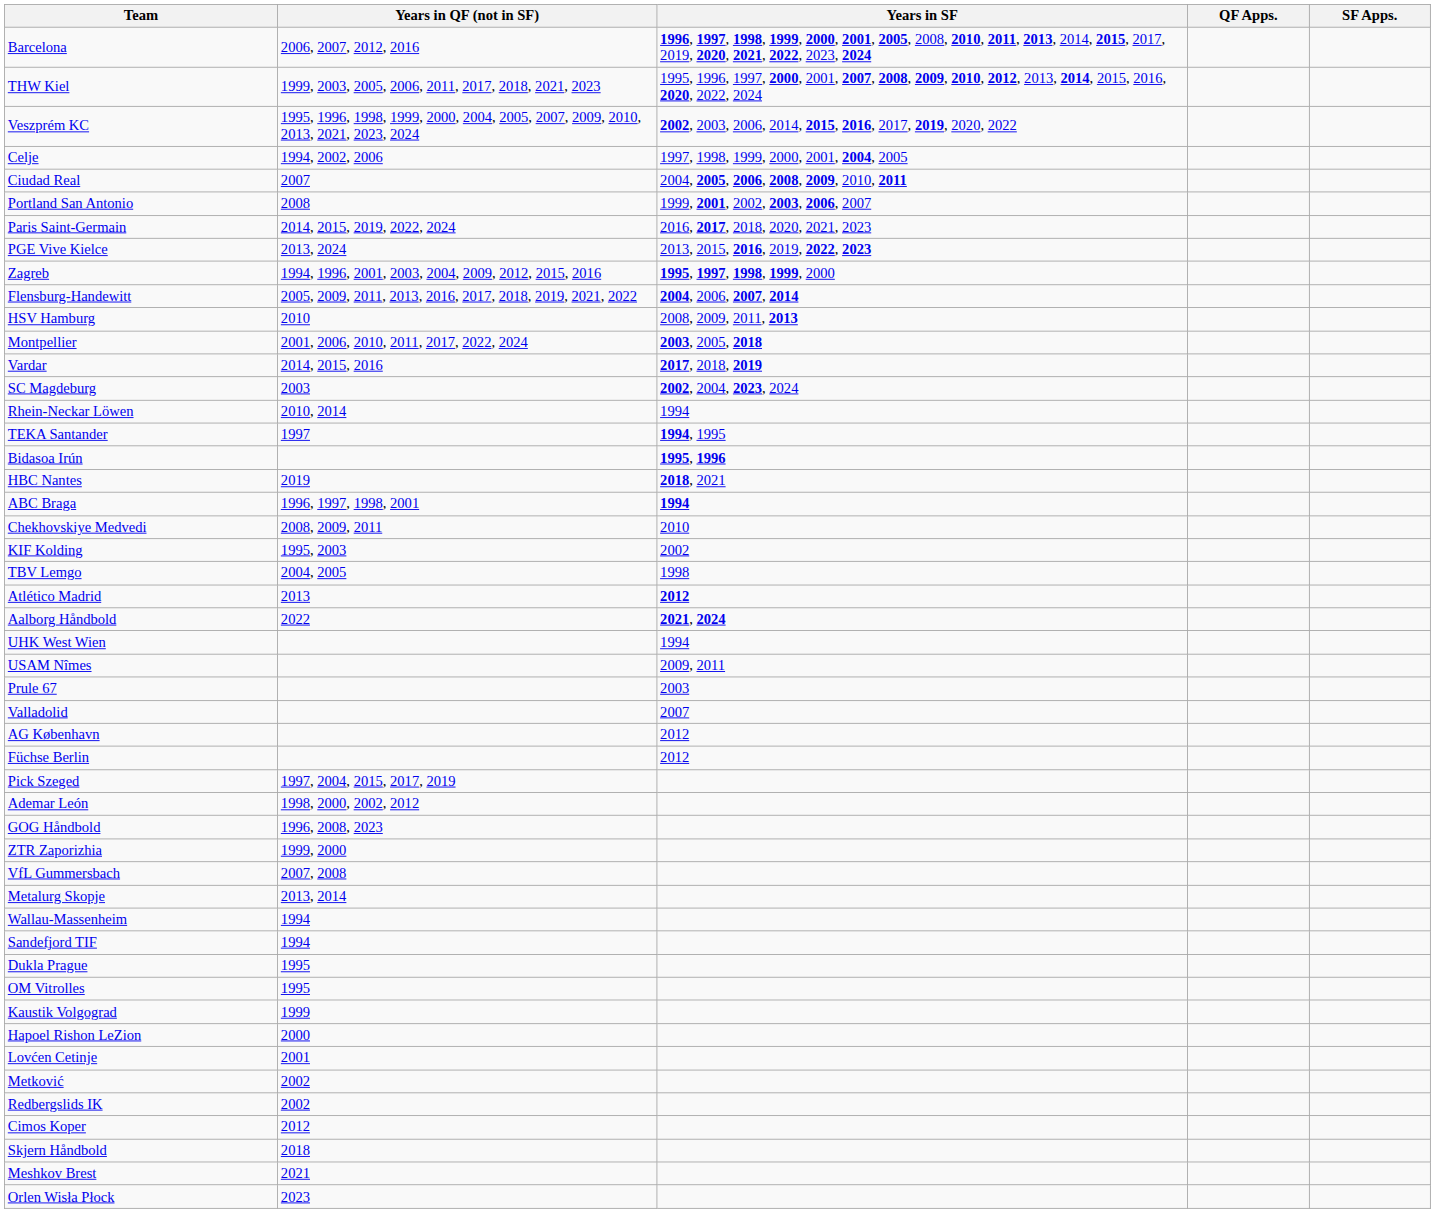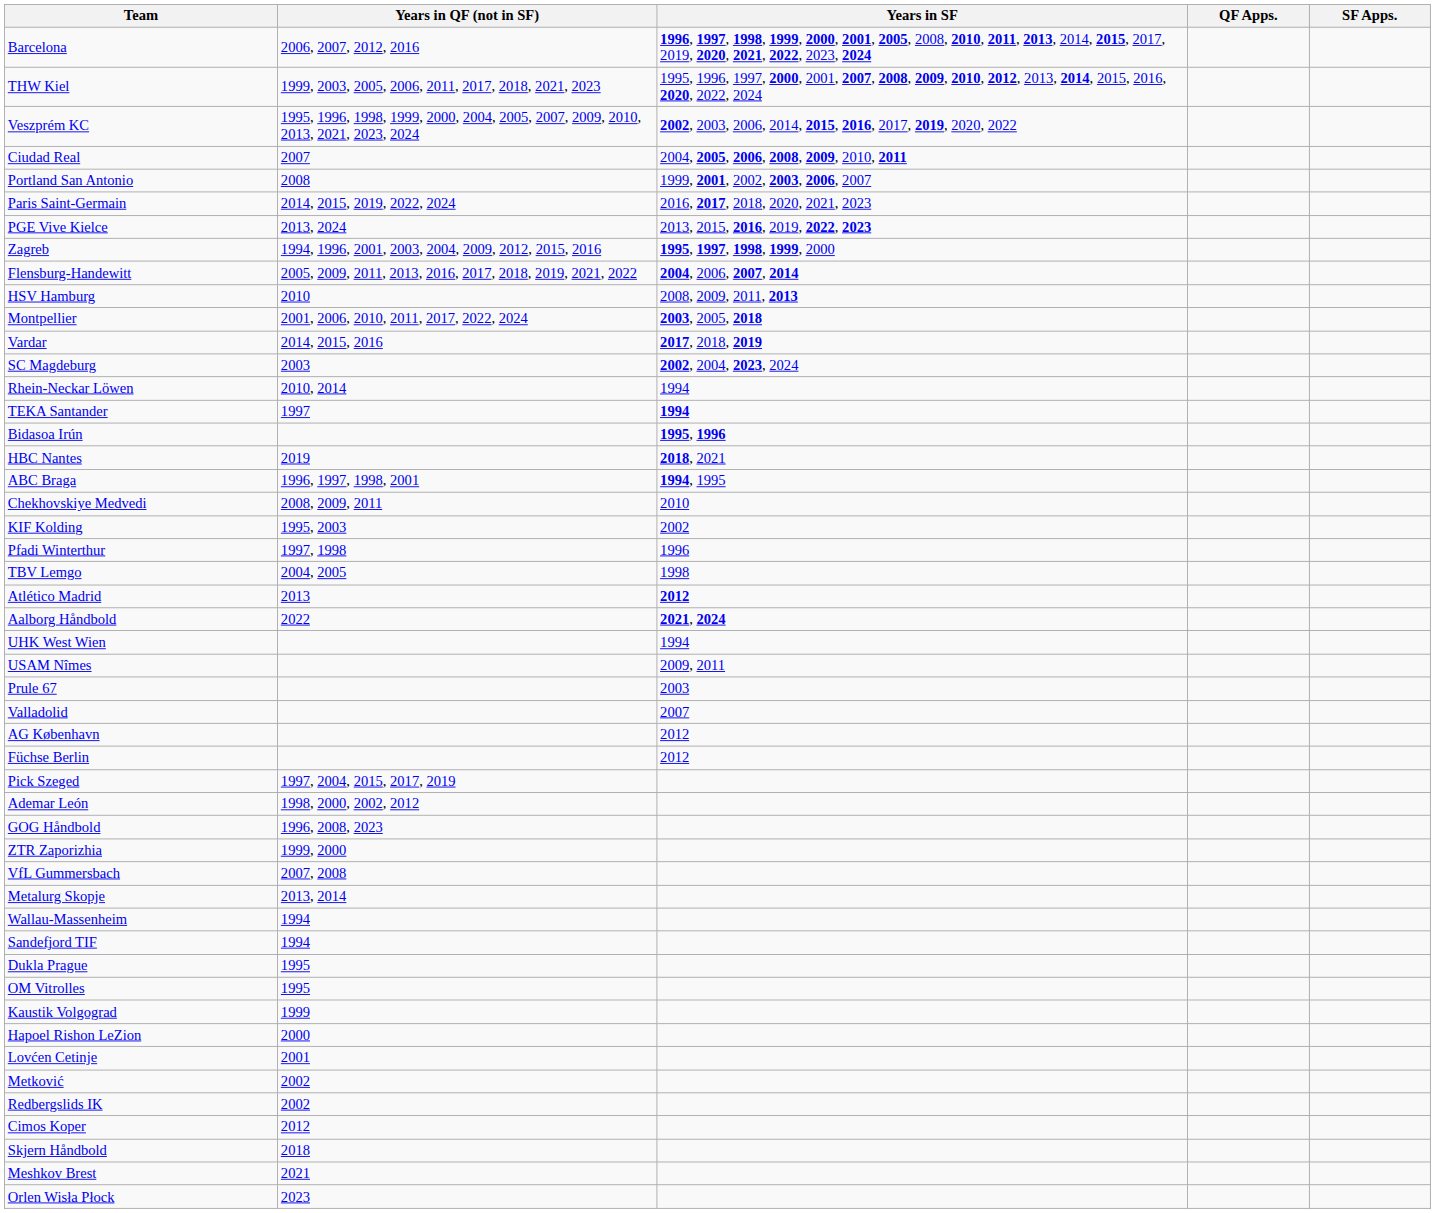- row: (23, 157)
(693, 434) 1994, 1995 -> (675, 411) 1994
(675, 503) 1994 -> (693, 480) 1994, 1995
+ row: (57, 550)
